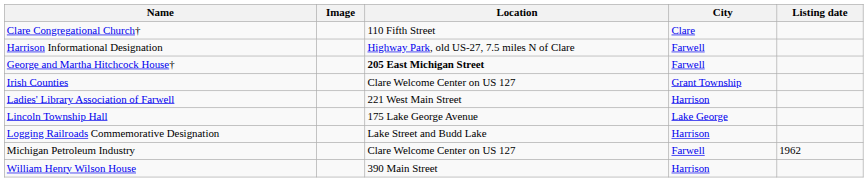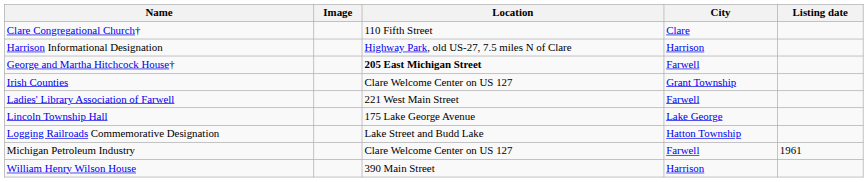(688, 47) Farwell -> (685, 47) Harrison
(691, 99) Harrison -> (683, 99) Farwell
(691, 133) Harrison -> (704, 133) Hatton Township
(790, 151) 1962 -> (791, 151) 1961
